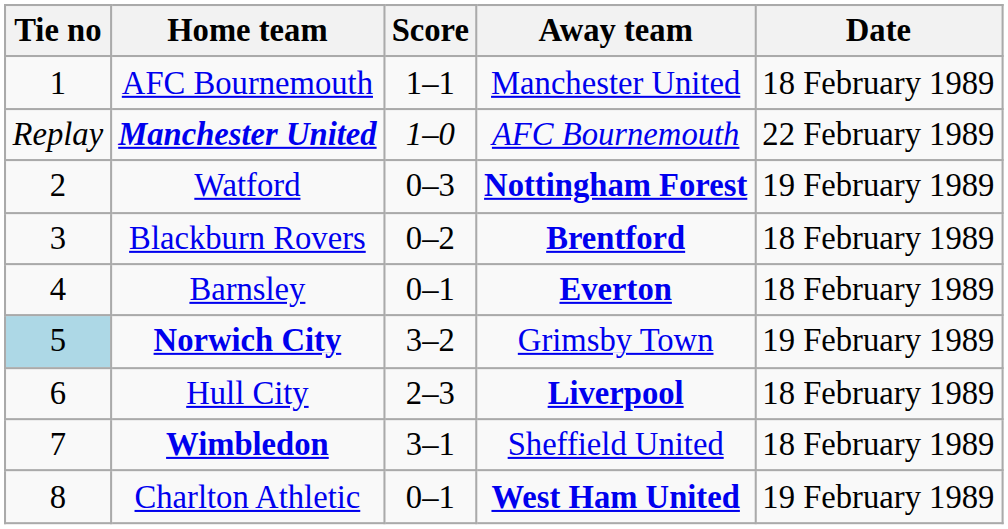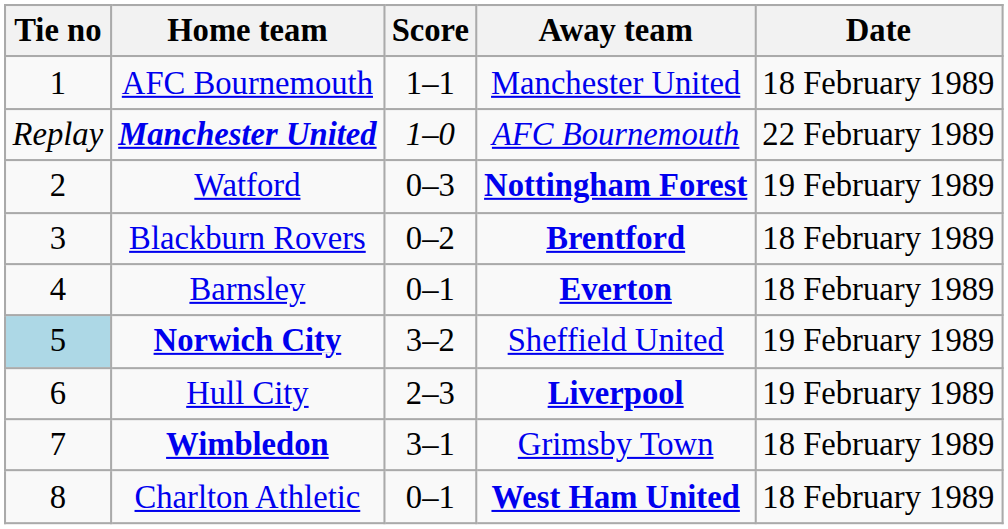(616, 340) Grimsby Town -> (616, 340) Sheffield United
(878, 392) 18 February 1989 -> (878, 392) 19 February 1989
(616, 444) Sheffield United -> (616, 444) Grimsby Town
(878, 496) 19 February 1989 -> (878, 496) 18 February 1989
